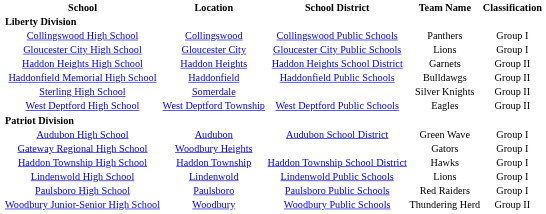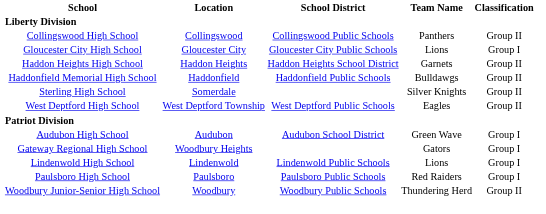(512, 36) Group I -> (504, 36) Group II
- row: (82, 162)
